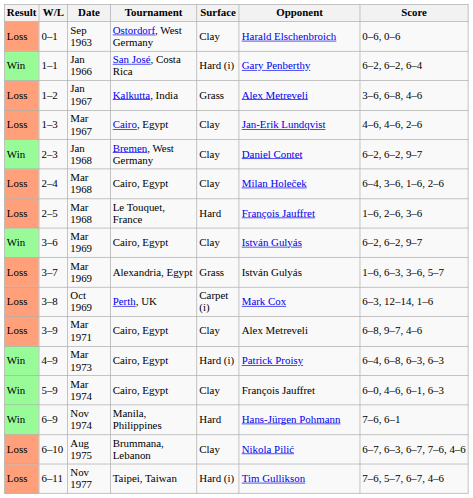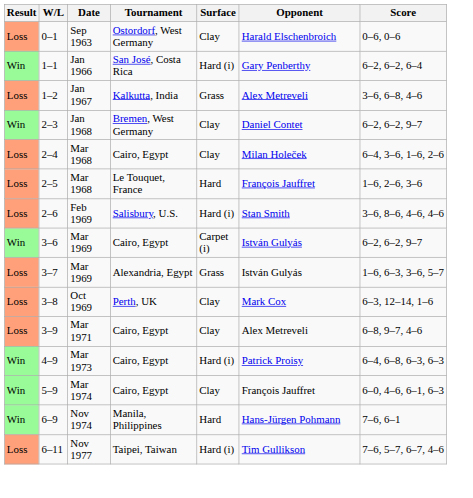- row: (50, 124)
+ row: (50, 213)
(210, 242) Clay -> (214, 242) Carpet (i)
(214, 301) Carpet (i) -> (210, 301) Clay
- row: (52, 449)
